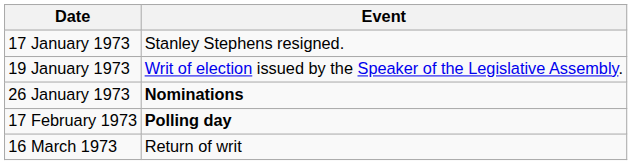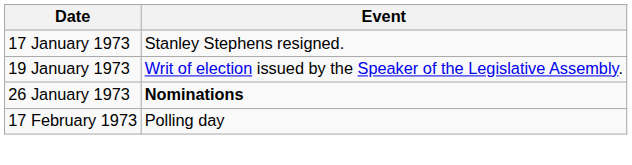(188, 120) bold -> (185, 120) normal
- row: (63, 146)
